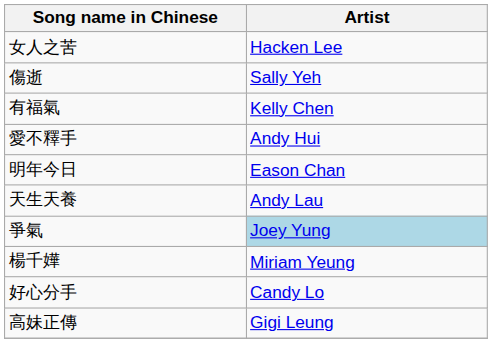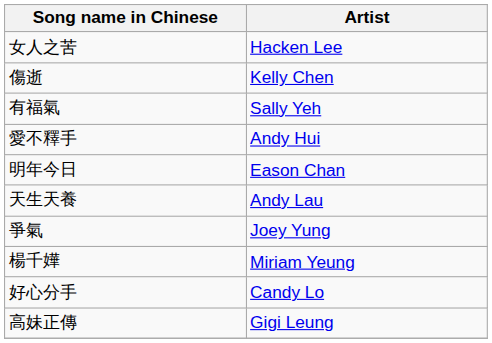(286, 77) Sally Yeh -> (292, 77) Kelly Chen
(292, 108) Kelly Chen -> (286, 108) Sally Yeh
(290, 231) lightblue background -> (290, 231) no background
